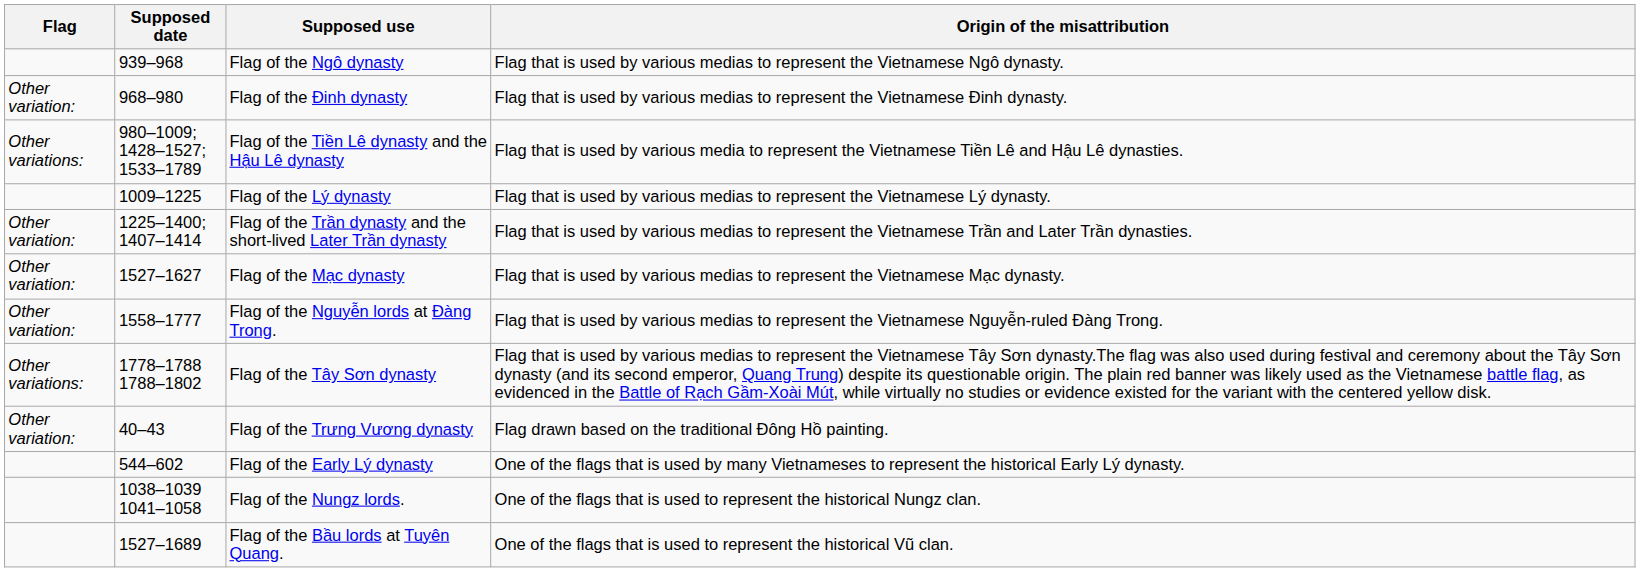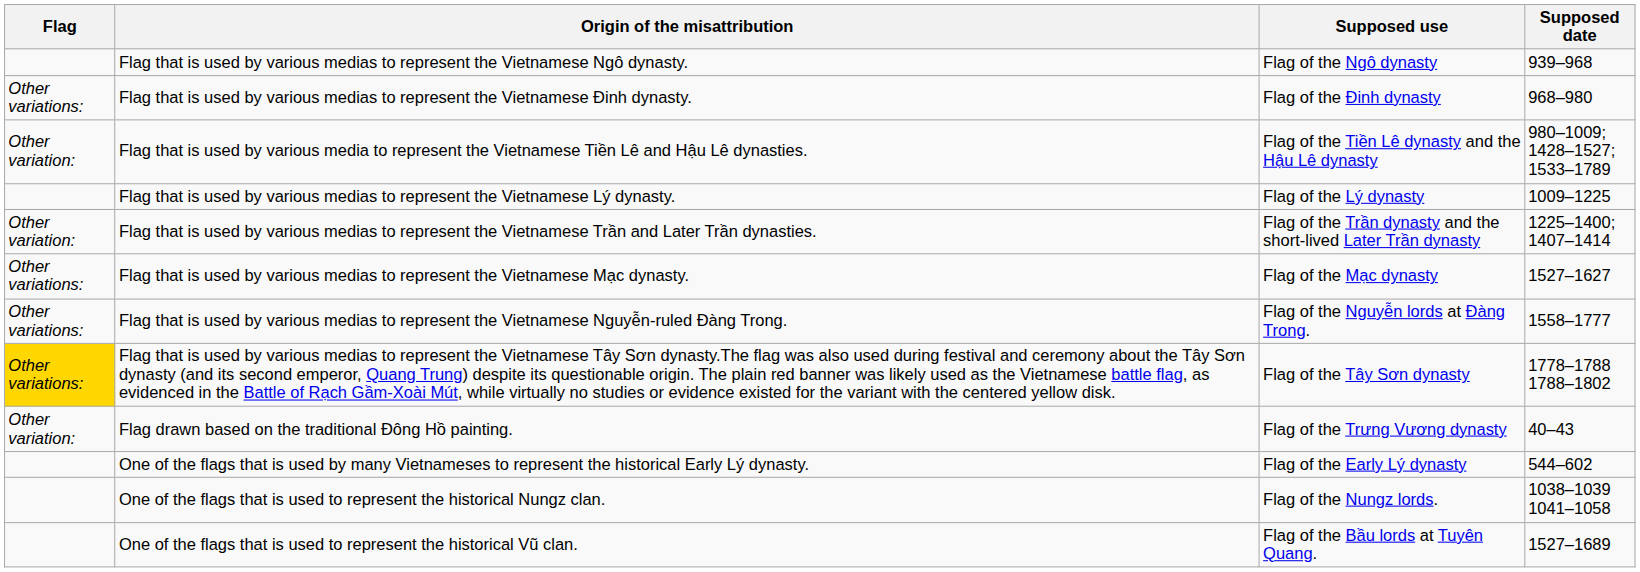columns swapped: (170, 26) <-> (1063, 26)
(42, 97) Other variation: -> (46, 97) Other variations:
(46, 151) Other variations: -> (42, 151) Other variation:
(42, 276) Other variation: -> (46, 276) Other variations:
(42, 321) Other variation: -> (46, 321) Other variations:
(46, 374) no background -> (46, 374) gold background
